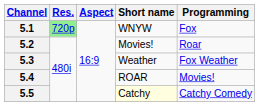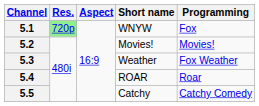(190, 45) Roar -> (197, 45) Movies!
(197, 77) Movies! -> (190, 77) Roar
(134, 93) lightyellow background -> (134, 93) no background
